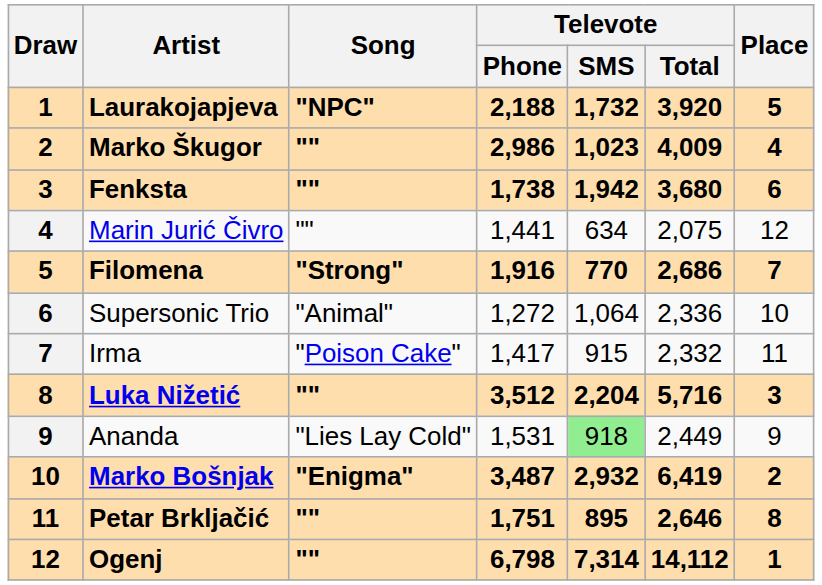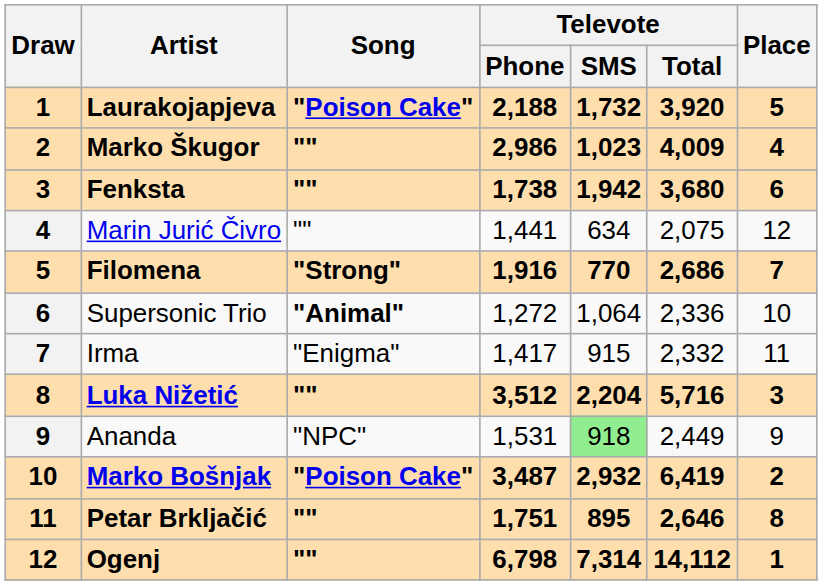(335, 107) "NPC" -> (383, 107) "Poison Cake"
(344, 312) normal -> (349, 312) bold
(378, 353) "Poison Cake" -> (346, 353) "Enigma"
(383, 436) "Lies Lay Cold" -> (330, 436) "NPC"
(355, 477) "Enigma" -> (383, 477) "Poison Cake"
